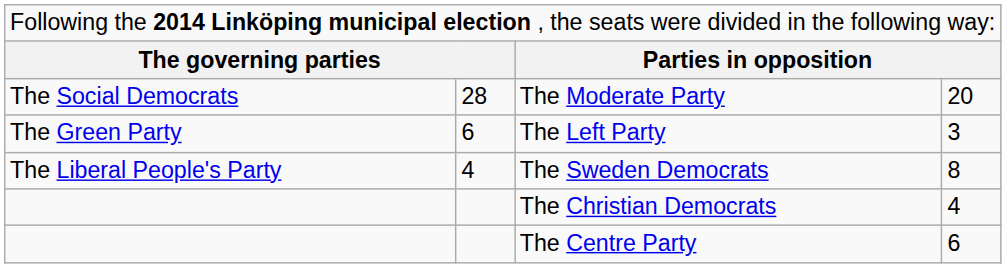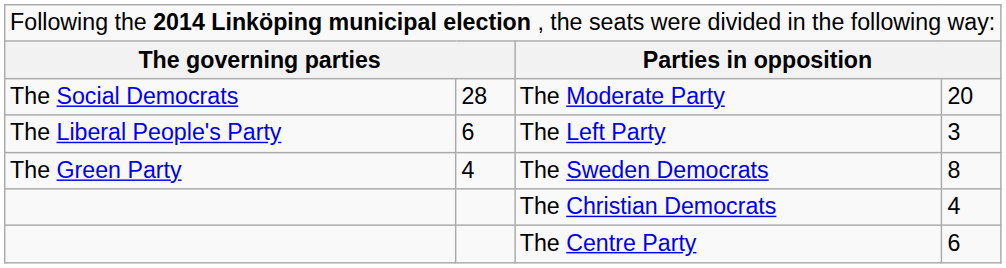(96, 133) The Green Party -> (146, 133) The Liberal People's Party
(146, 170) The Liberal People's Party -> (96, 170) The Green Party
